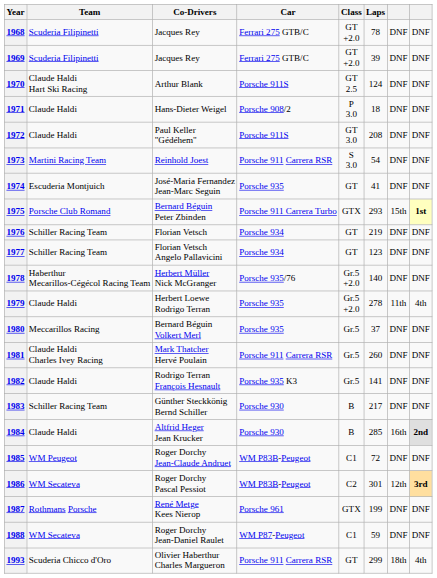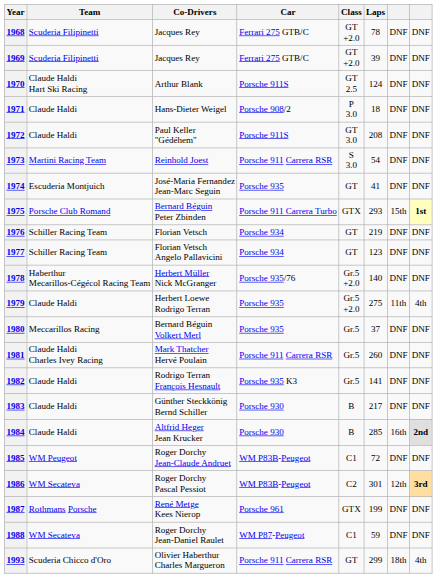(376, 304) 278 -> (376, 304) 275
(68, 407) Schiller Racing Team -> (53, 407) Claude Haldi
